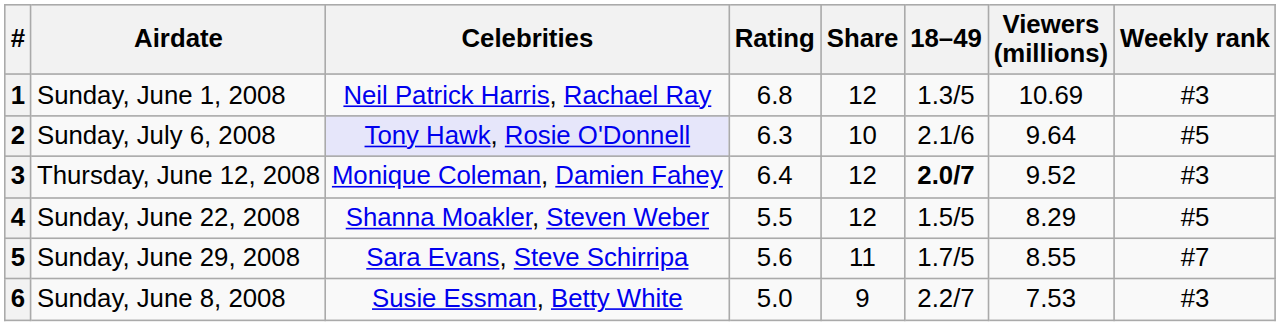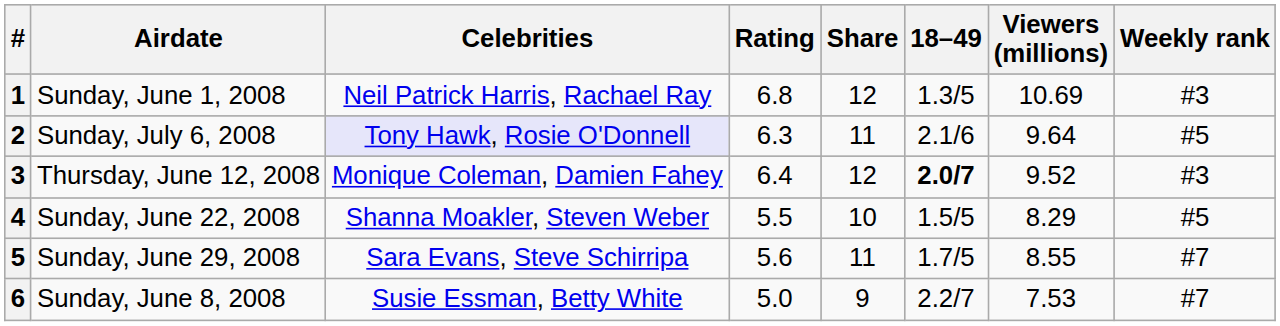(862, 135) 10 -> (862, 135) 11
(862, 217) 12 -> (862, 217) 10
(1195, 299) #3 -> (1195, 299) #7
